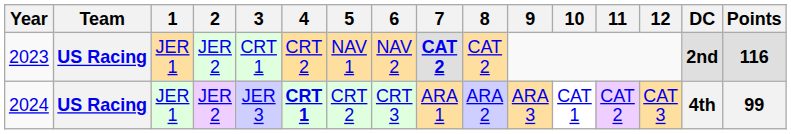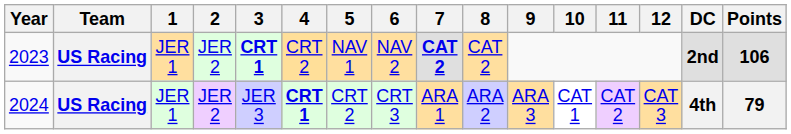(259, 57) normal -> (259, 57) bold
(754, 57) 116 -> (755, 57) 106
(754, 105) 99 -> (755, 105) 79
